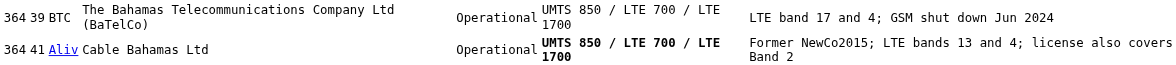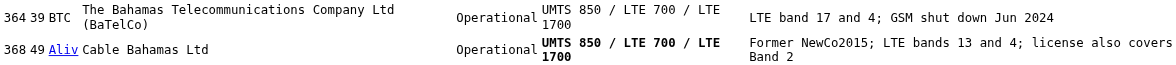(15, 49) 364 -> (15, 49) 368
(37, 49) 41 -> (37, 49) 49
